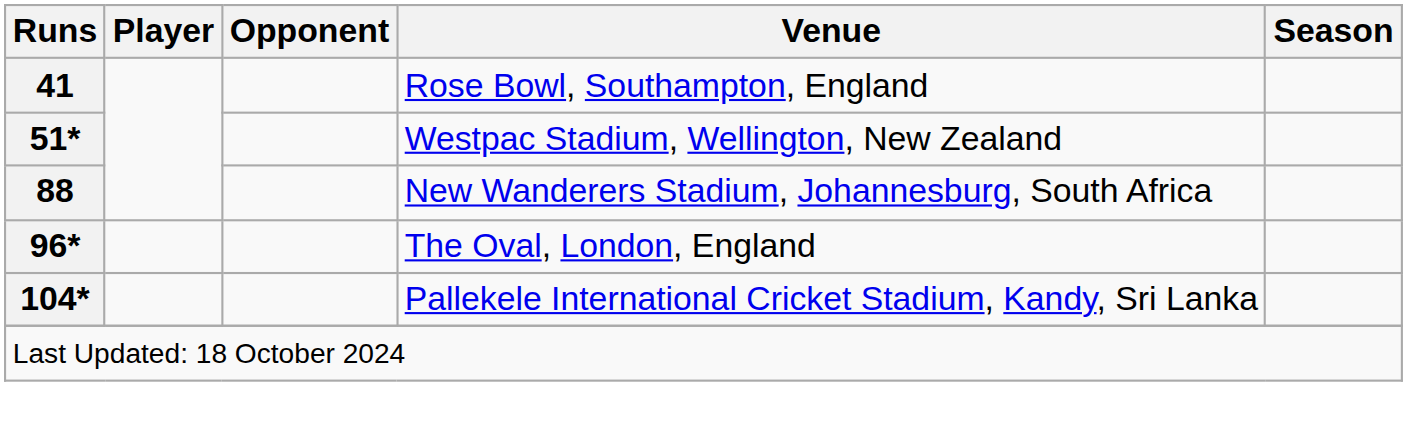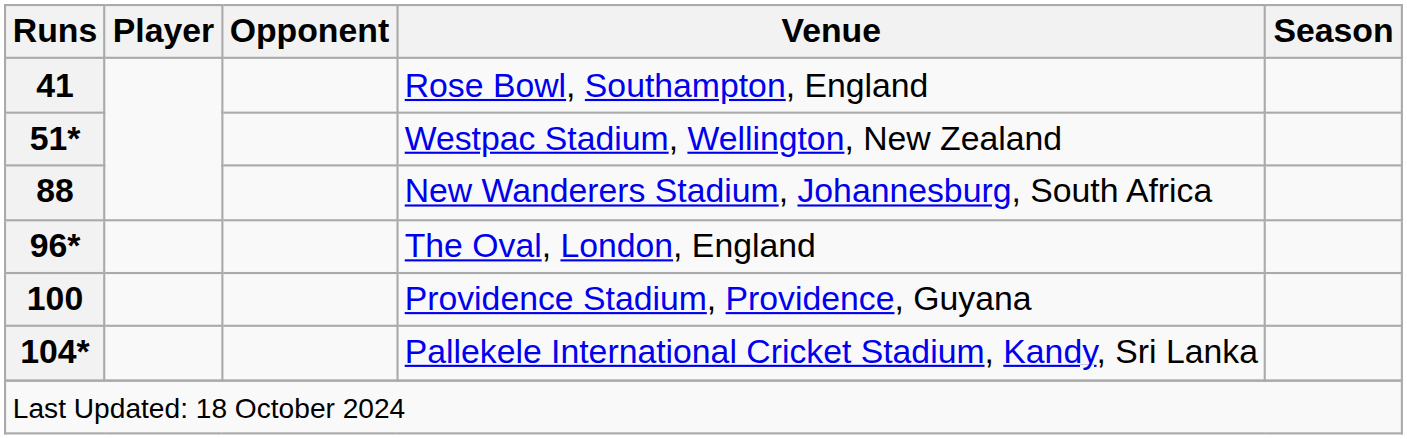+ row: (718, 298)
